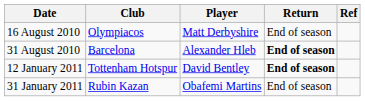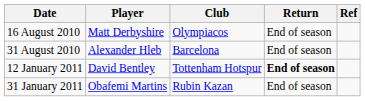columns swapped: (222, 13) <-> (133, 13)
(301, 50) bold -> (299, 50) normal
